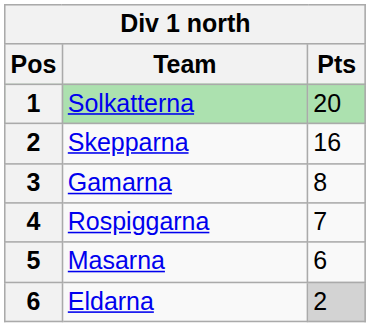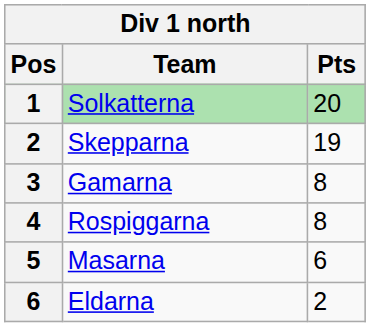(327, 143) 16 -> (327, 143) 19
(320, 222) 7 -> (320, 222) 8
(320, 301) lightgrey background -> (320, 301) no background
